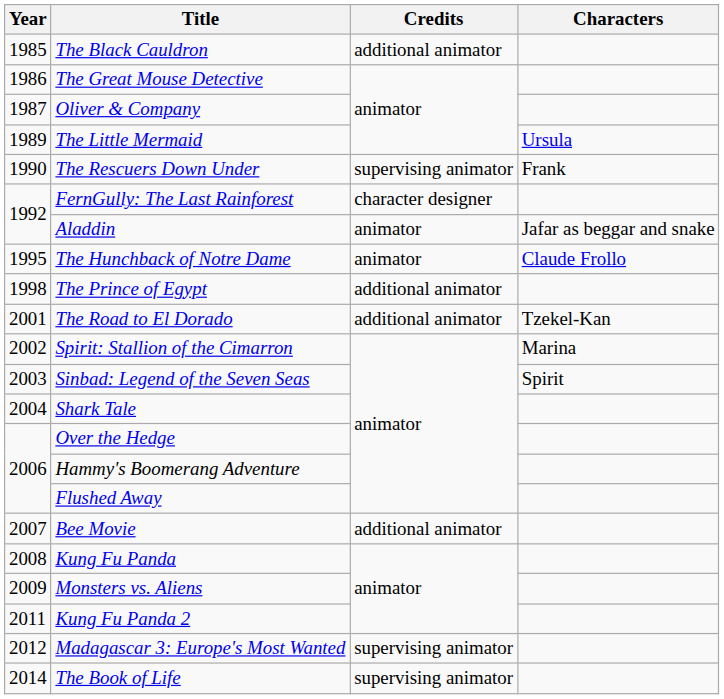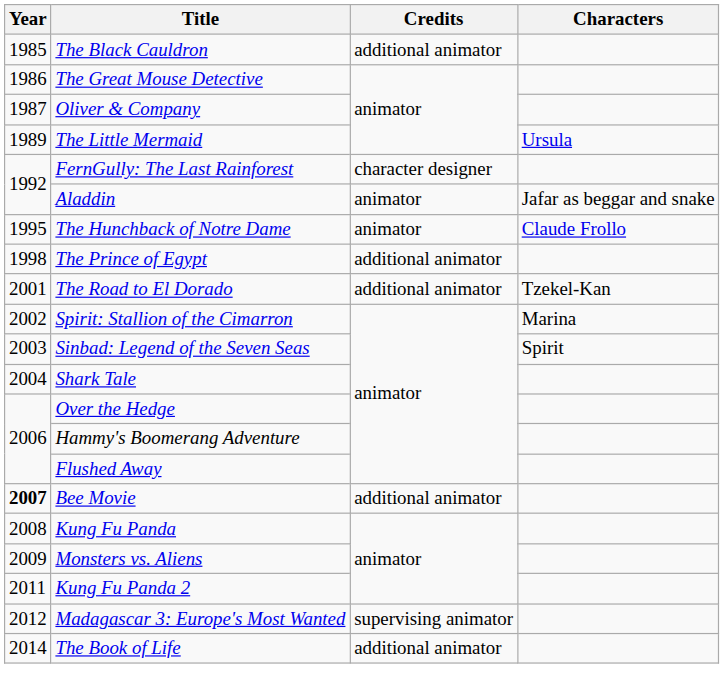- row: (157, 169)
(28, 528) normal -> (28, 498) bold
(434, 678) supervising animator -> (428, 648) additional animator
